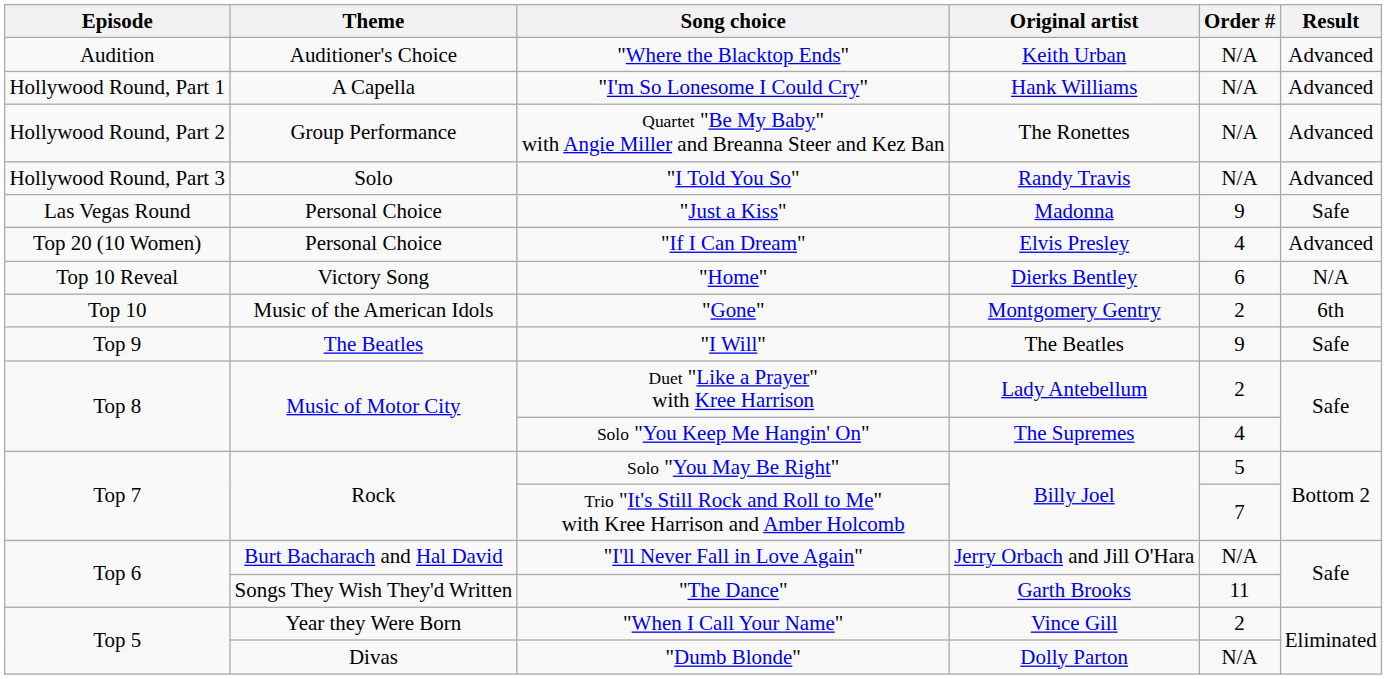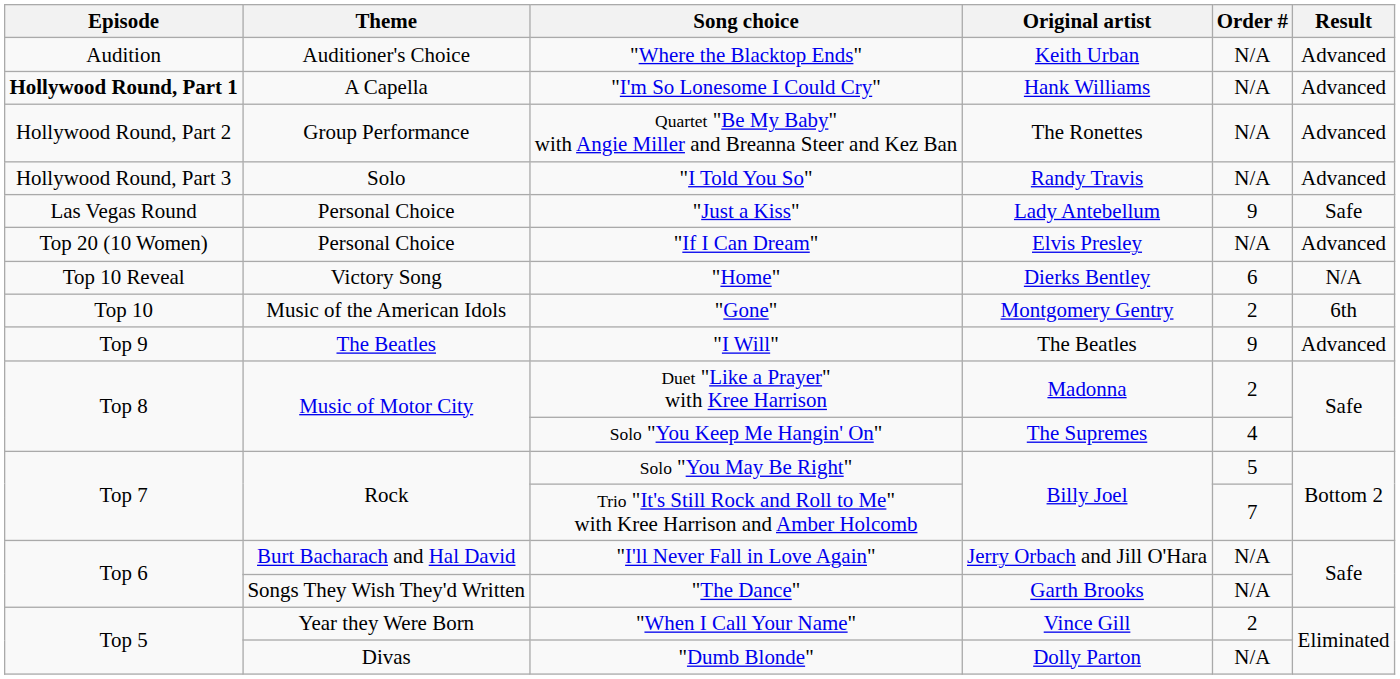(117, 87) normal -> (124, 87) bold
(1074, 210) Madonna -> (1087, 210) Lady Antebellum
(1239, 244) 4 -> (1252, 244) N/A
(1331, 343) Safe -> (1344, 343) Advanced
(1074, 388) Lady Antebellum -> (1087, 388) Madonna
(1239, 590) 11 -> (1252, 590) N/A
